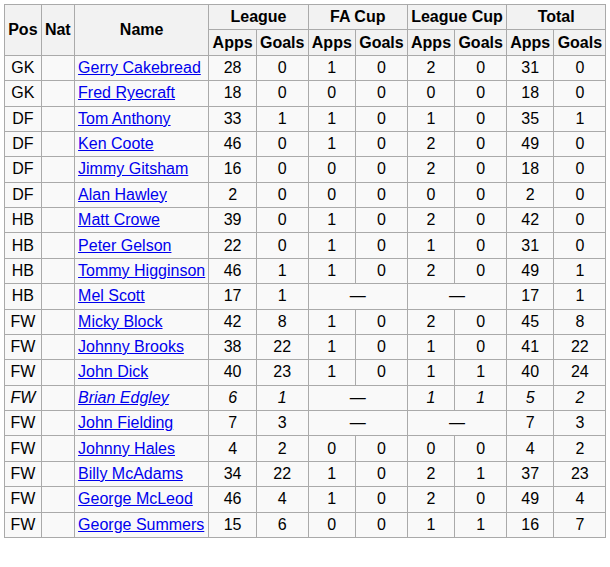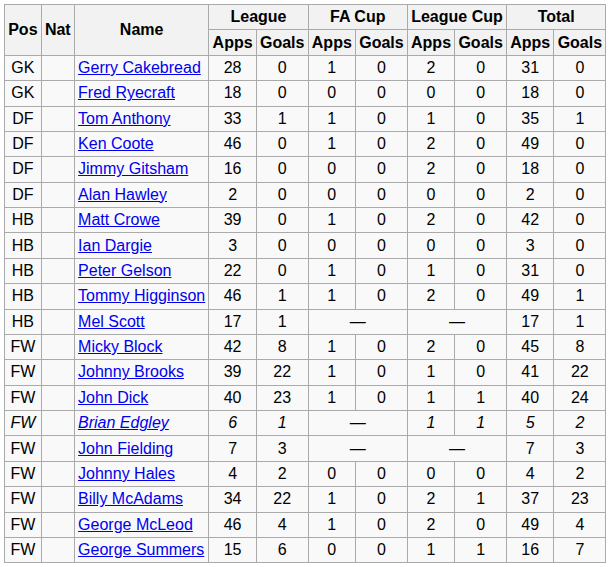+ row: (115, 245)
(233, 347) 38 -> (233, 372) 39
